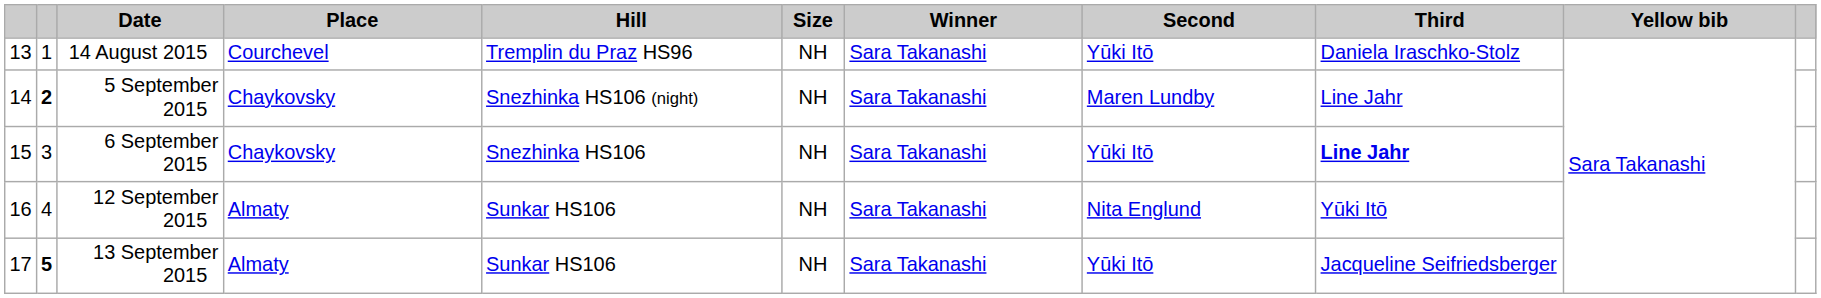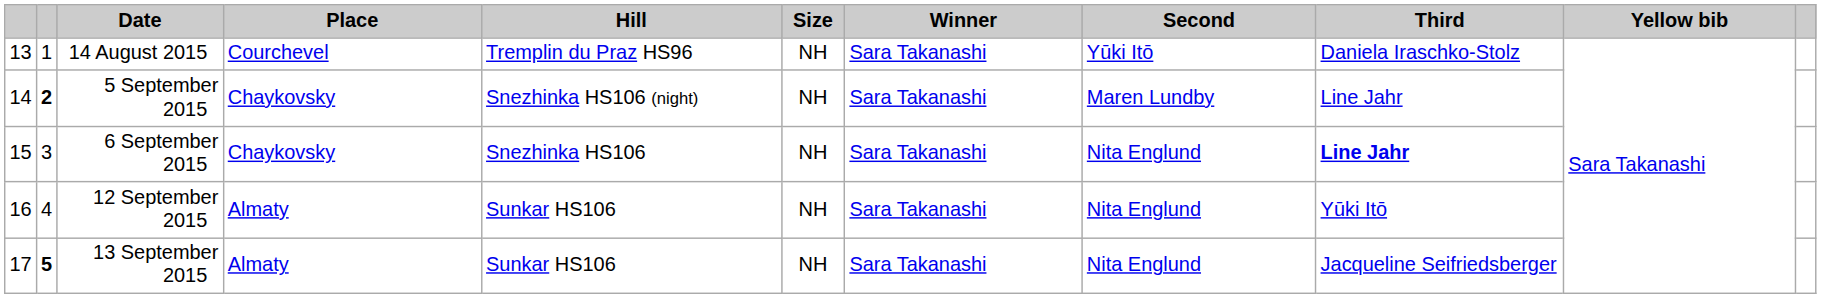(1120, 153) Yūki Itō -> (1144, 153) Nita Englund
(1120, 264) Yūki Itō -> (1144, 264) Nita Englund
